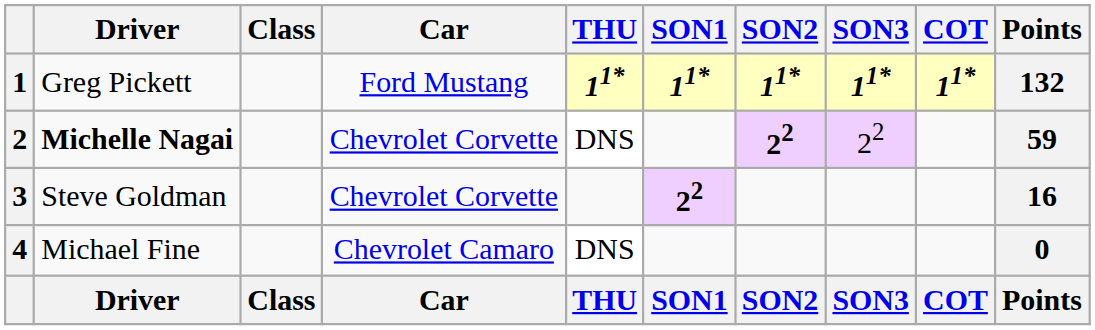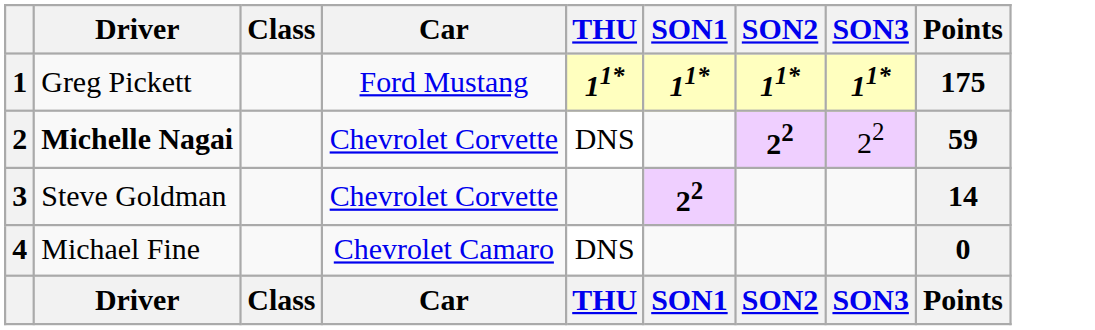- column: (955, 28)
(1042, 82) 132 -> (963, 82) 175
(1042, 196) 16 -> (963, 196) 14
